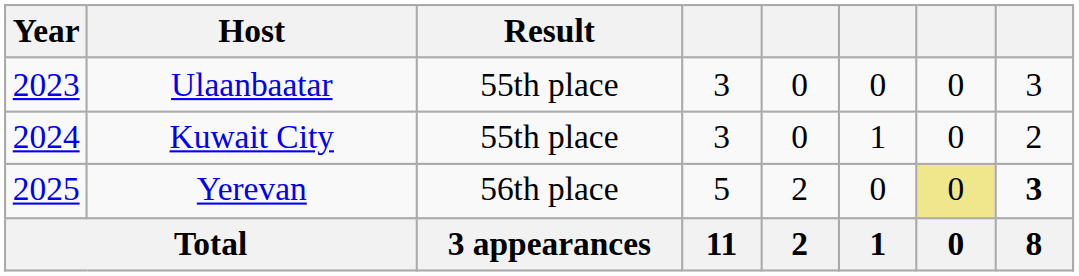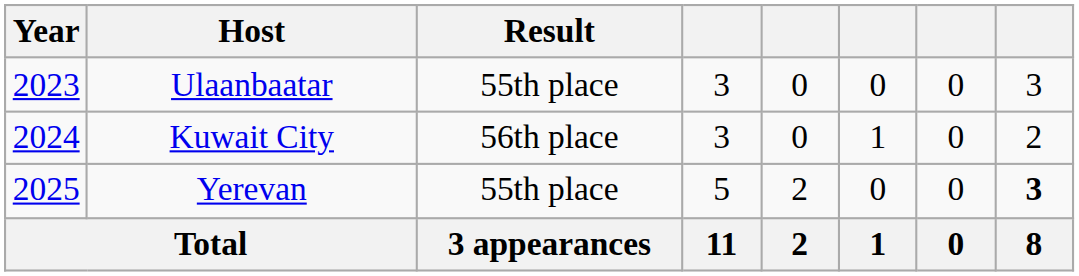(549, 137) 55th place -> (549, 137) 56th place
(549, 190) 56th place -> (549, 190) 55th place
(956, 190) khaki background -> (956, 190) no background
